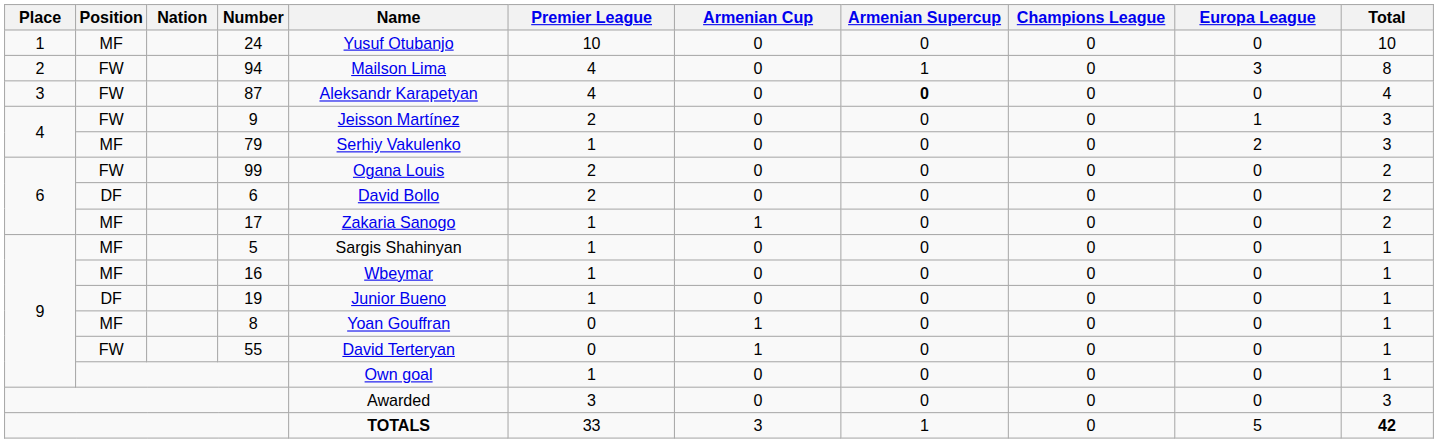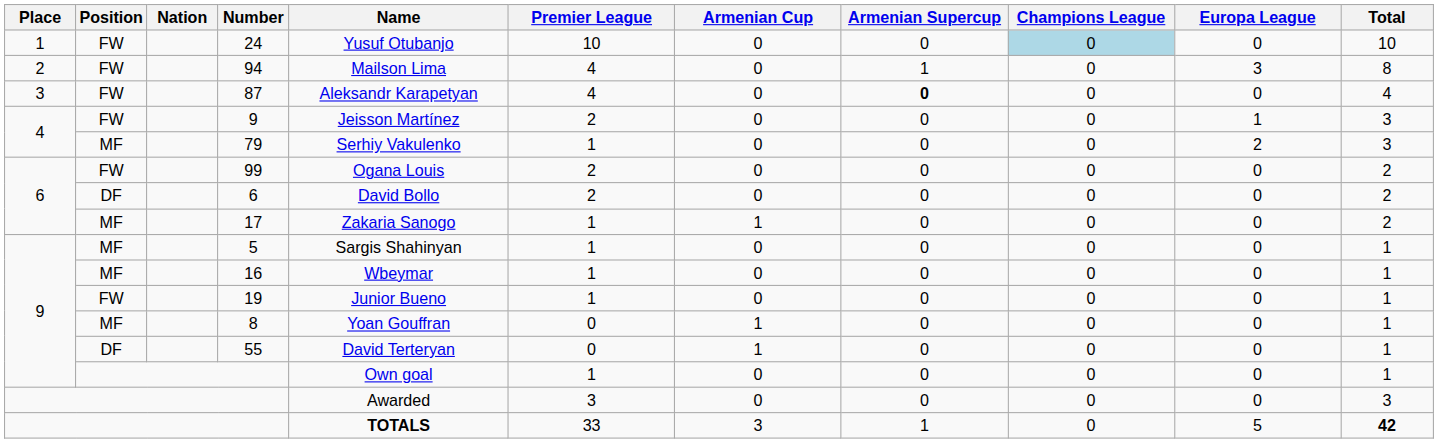(111, 43) MF -> (111, 43) FW
(1091, 43) no background -> (1091, 43) lightblue background
(111, 298) DF -> (111, 298) FW
(111, 349) FW -> (111, 349) DF
